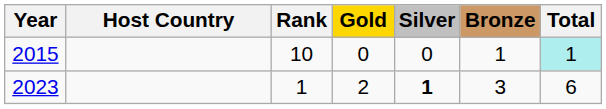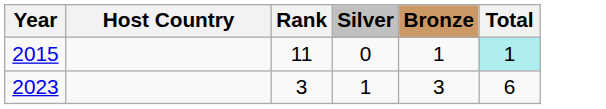- column: (363, 20)
(302, 53) 10 -> (302, 53) 11
(302, 86) 1 -> (302, 86) 3
(427, 86) bold -> (366, 86) normal
